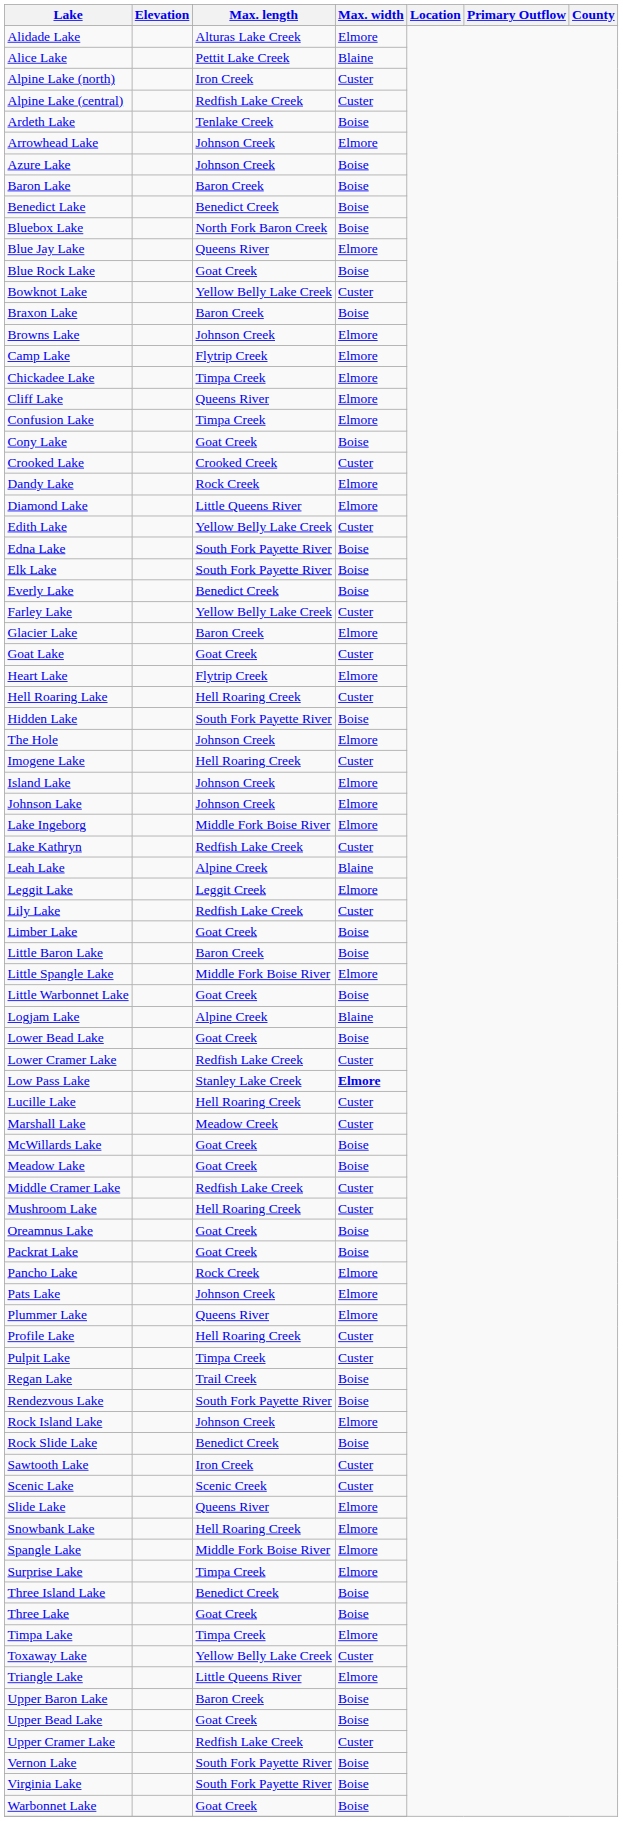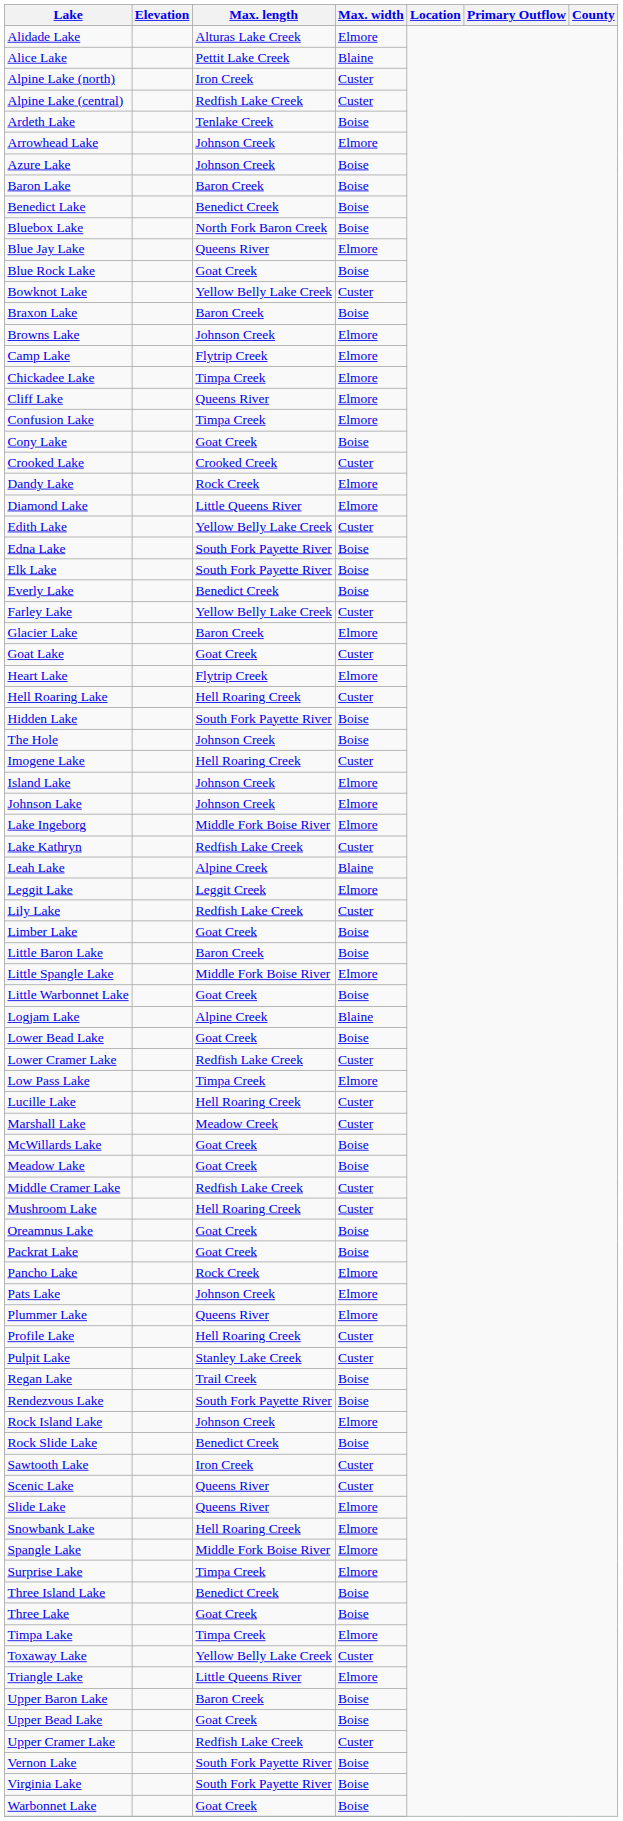(358, 739) Elmore -> (353, 739) Boise
(248, 1080) Stanley Lake Creek -> (231, 1080) Timpa Creek
(359, 1080) bold -> (358, 1080) normal
(231, 1358) Timpa Creek -> (248, 1358) Stanley Lake Creek
(231, 1485) Scenic Creek -> (232, 1485) Queens River
